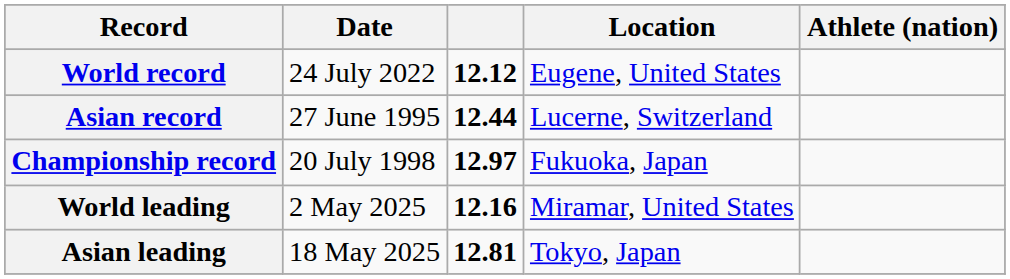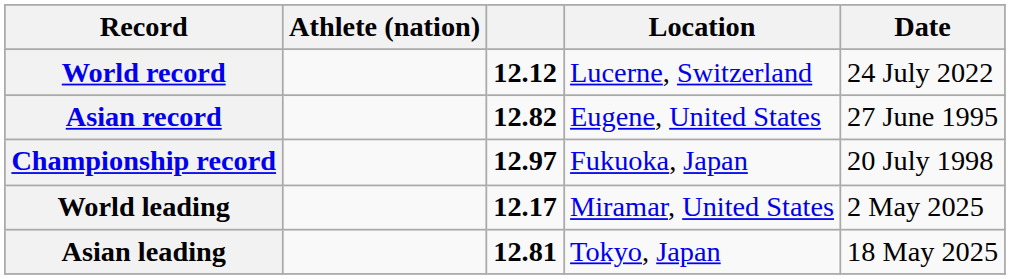columns swapped: (903, 26) <-> (365, 26)
(655, 71) Eugene, United States -> (691, 71) Lucerne, Switzerland
(485, 116) 12.44 -> (525, 116) 12.82
(651, 116) Lucerne, Switzerland -> (696, 116) Eugene, United States
(485, 206) 12.16 -> (525, 206) 12.17
